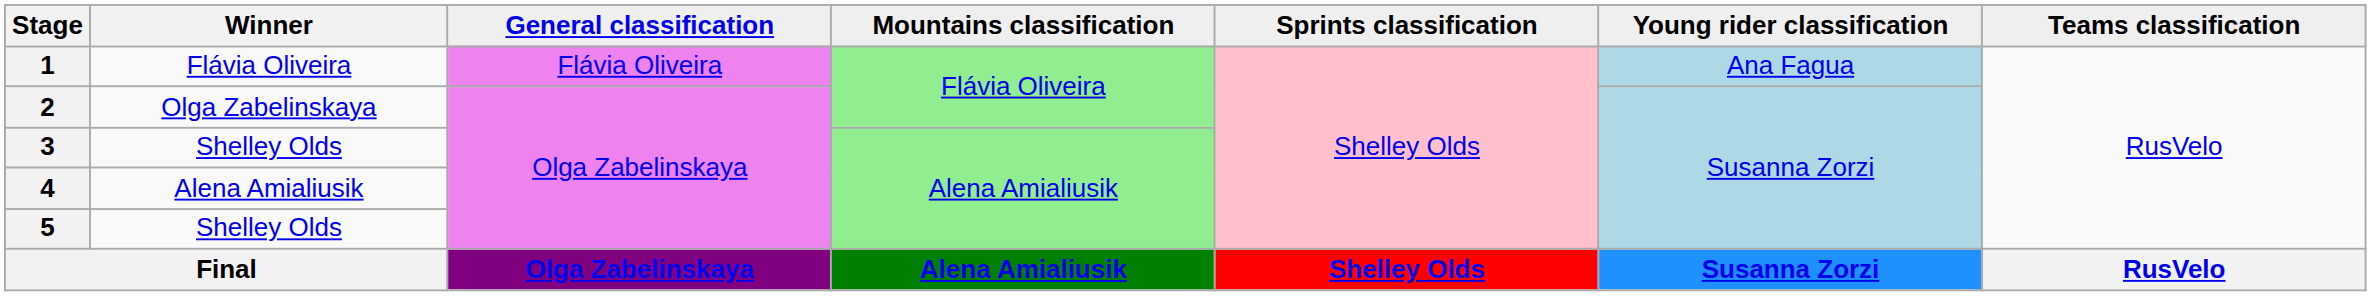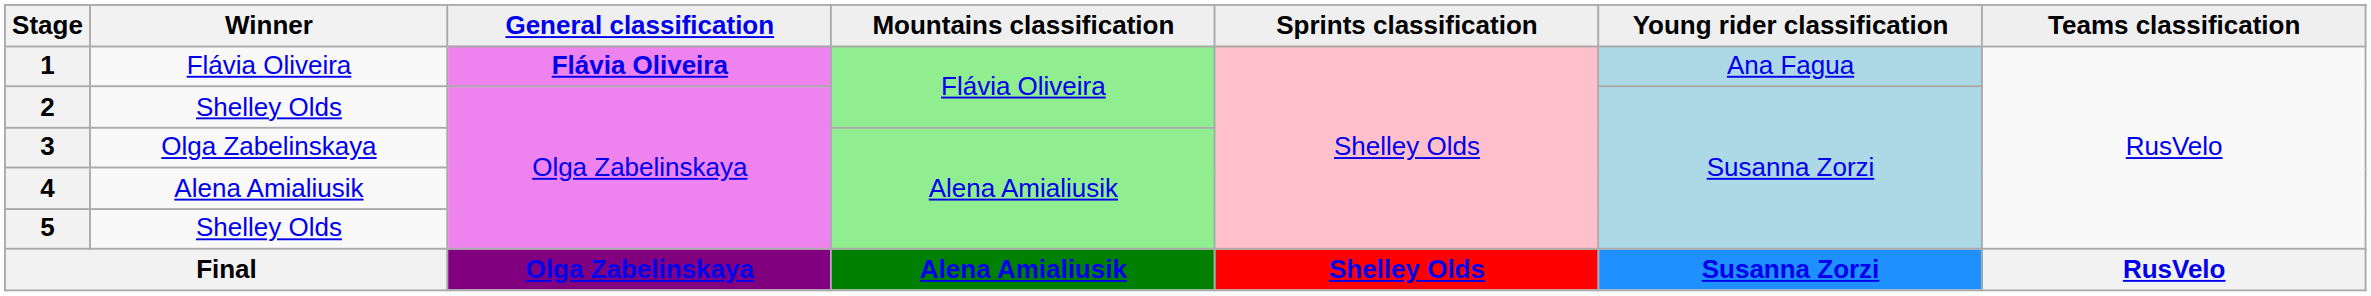(640, 66) normal -> (640, 66) bold
(269, 106) Olga Zabelinskaya -> (269, 106) Shelley Olds
(269, 147) Shelley Olds -> (269, 147) Olga Zabelinskaya
